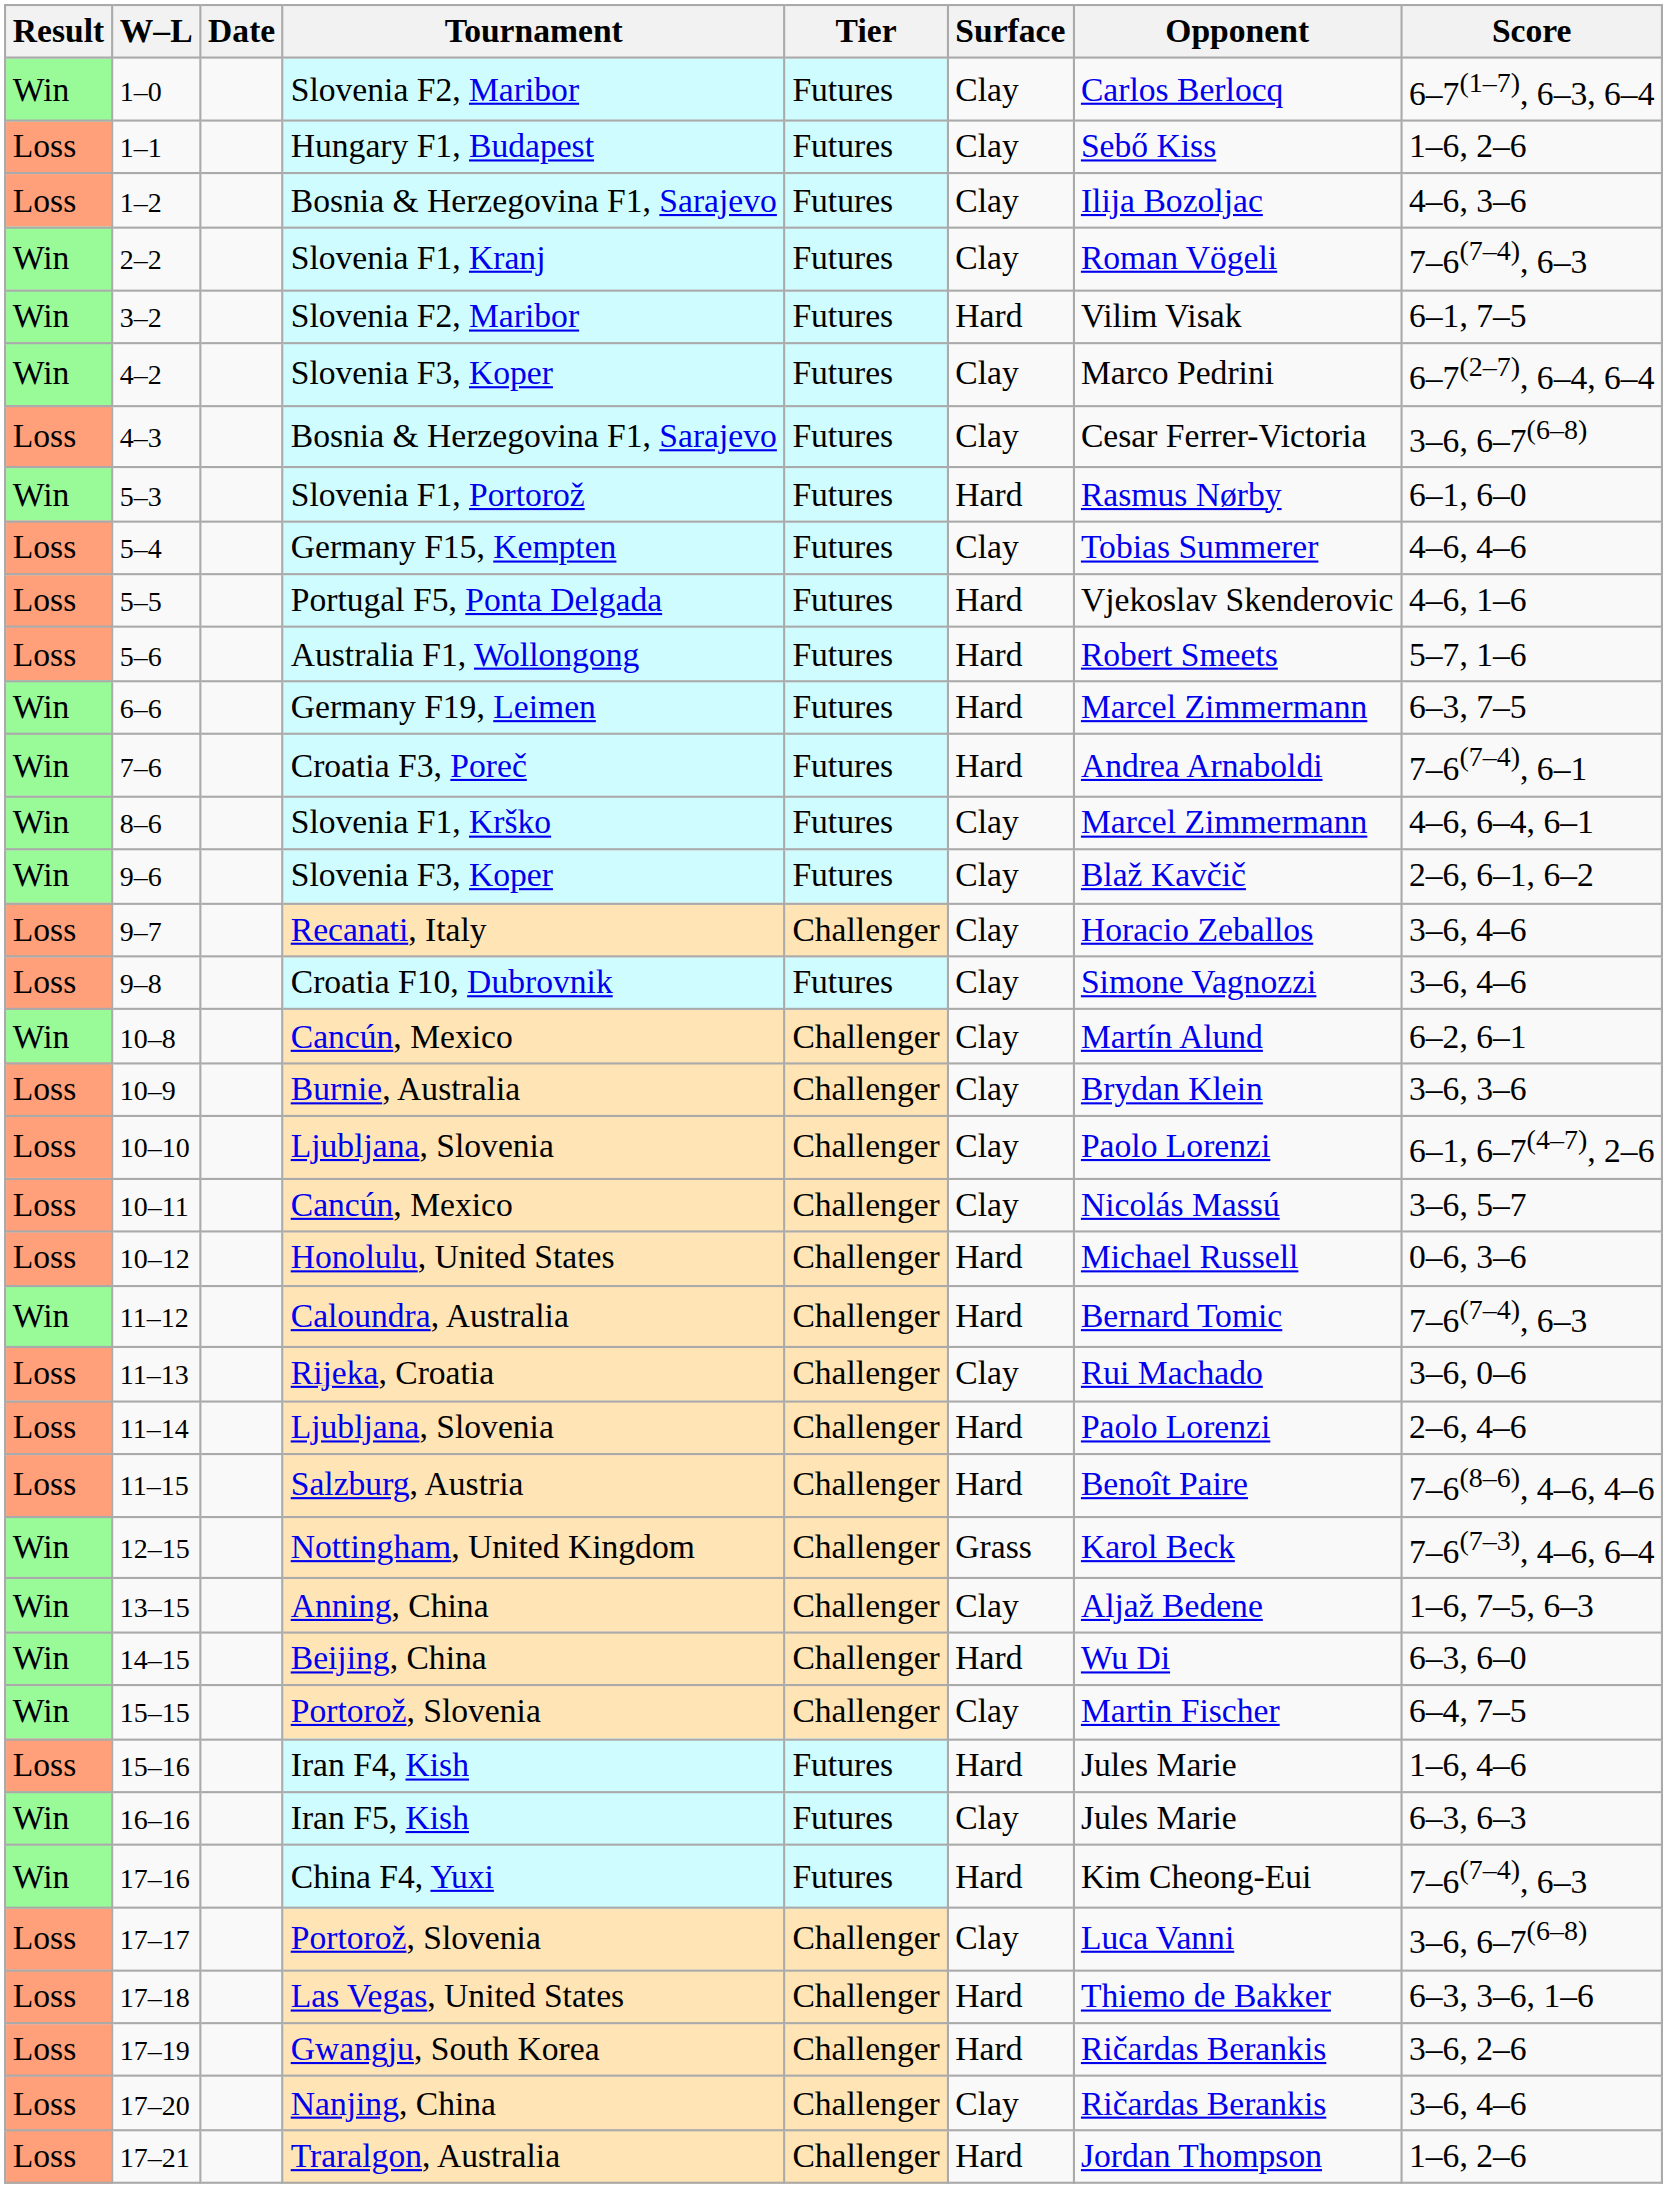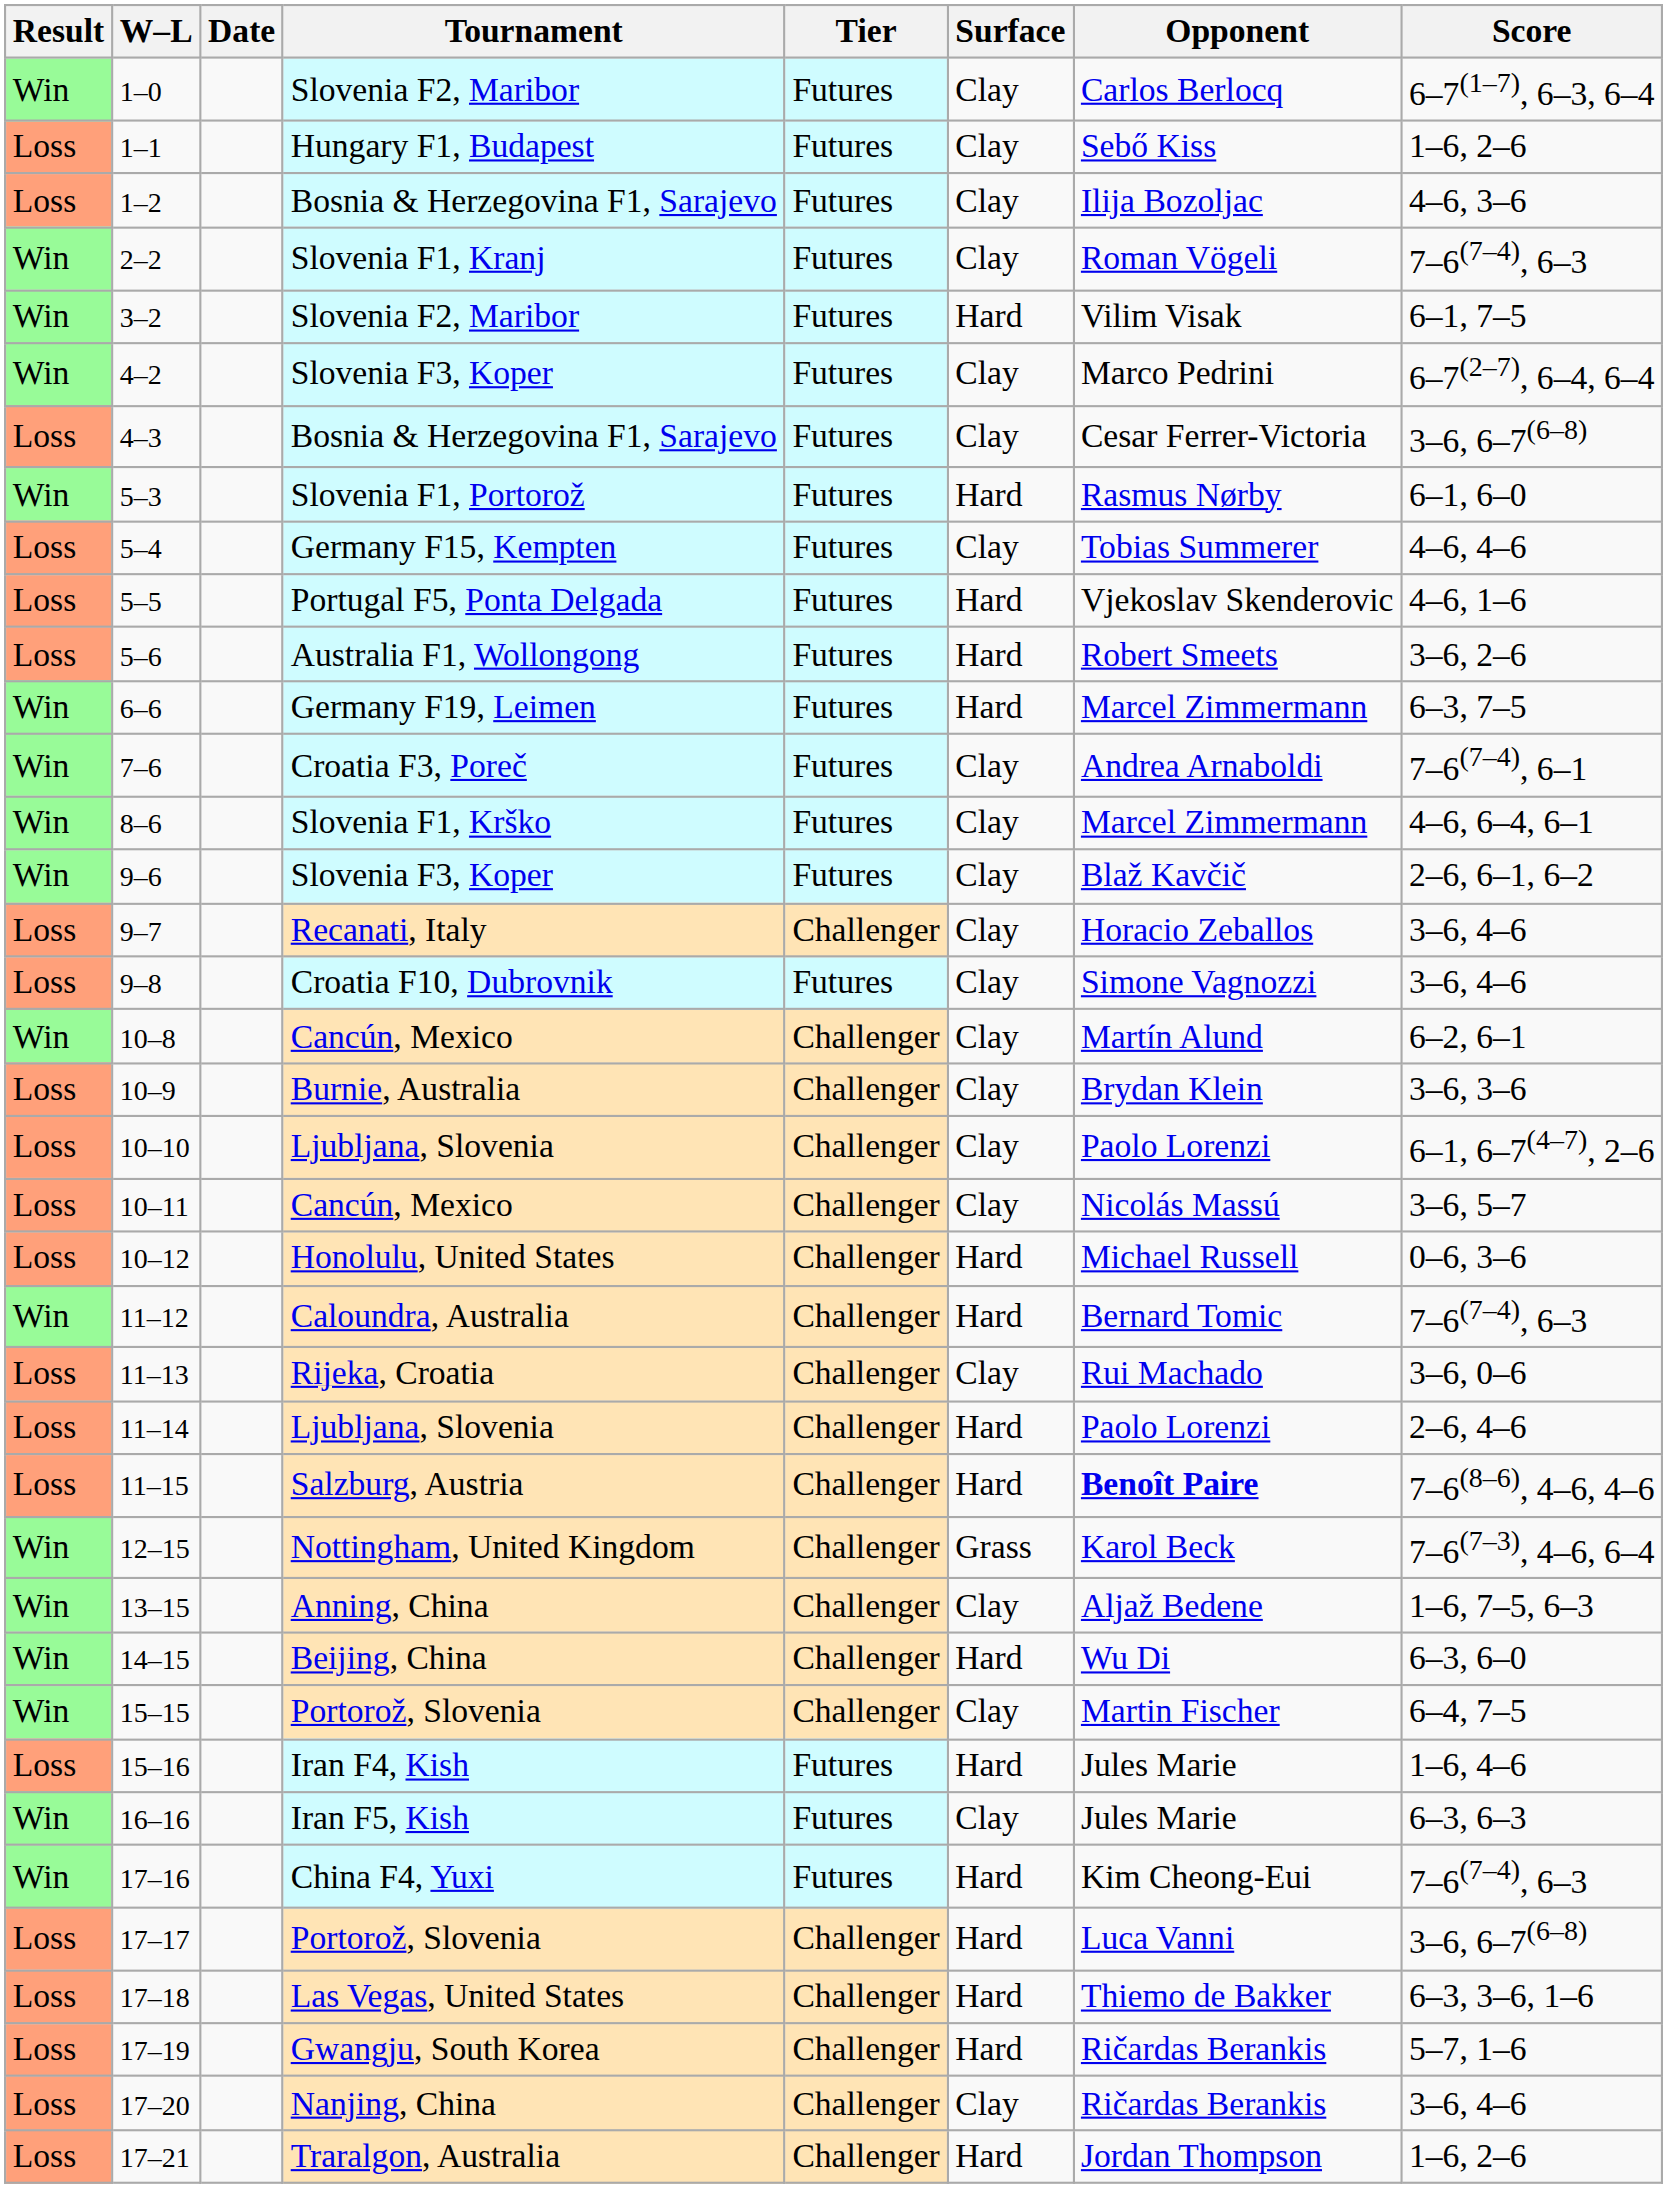(1468, 653) 5–7, 1–6 -> (1468, 653) 3–6, 2–6
(989, 764) Hard -> (987, 764) Clay
(1164, 1484) normal -> (1170, 1484) bold
(987, 1938) Clay -> (989, 1938) Hard
(1468, 2049) 3–6, 2–6 -> (1468, 2049) 5–7, 1–6
